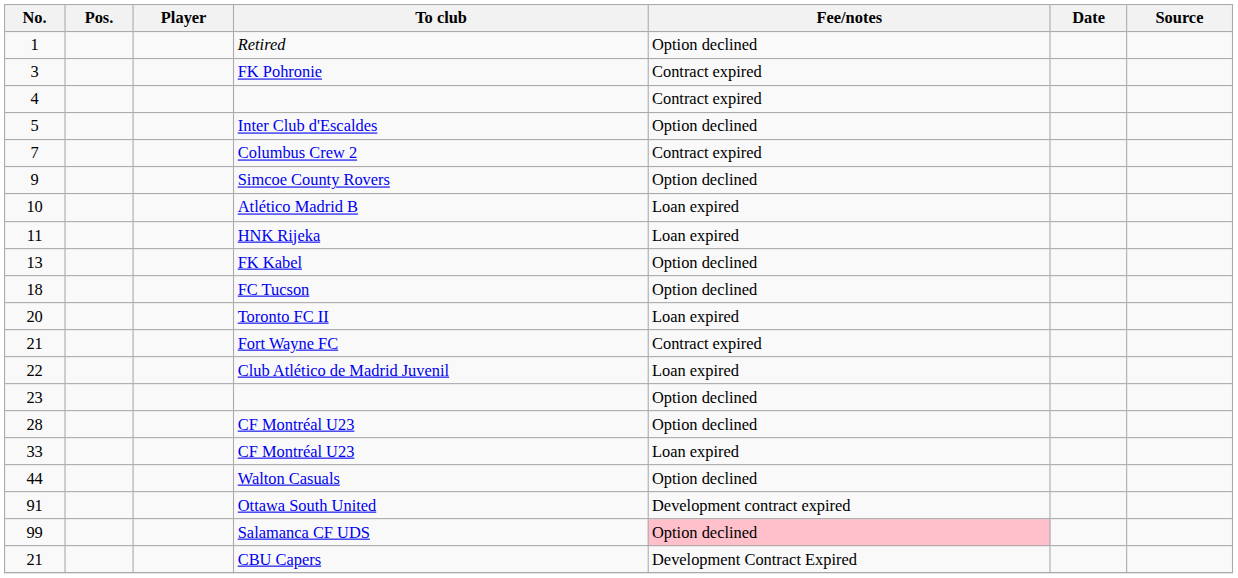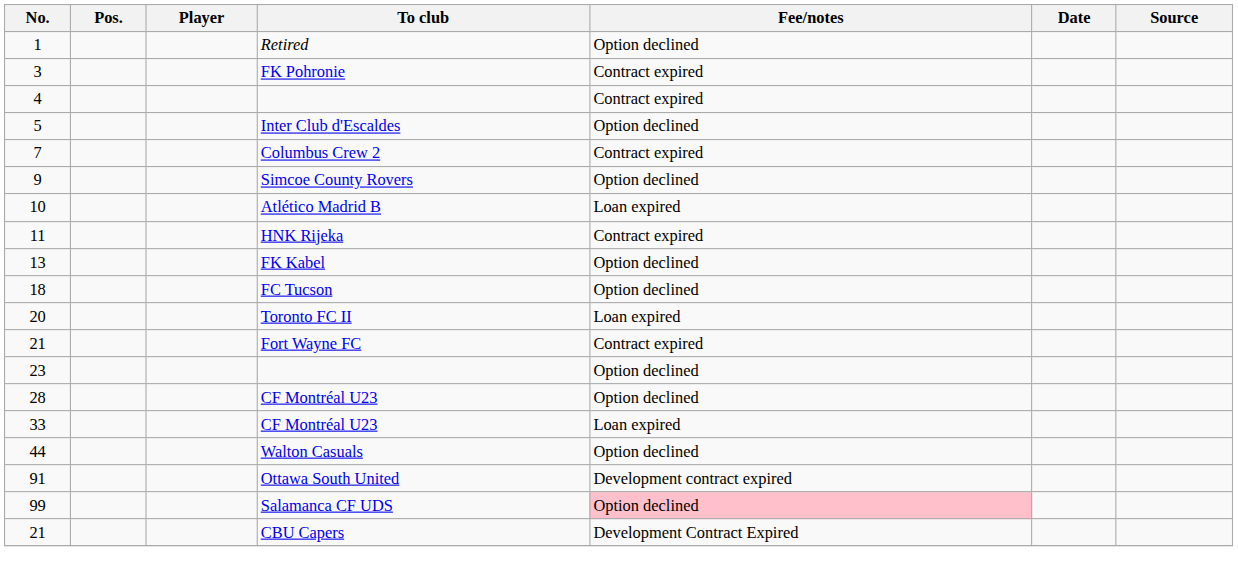(695, 234) Loan expired -> (648, 234) Contract expired
- row: (35, 370)
